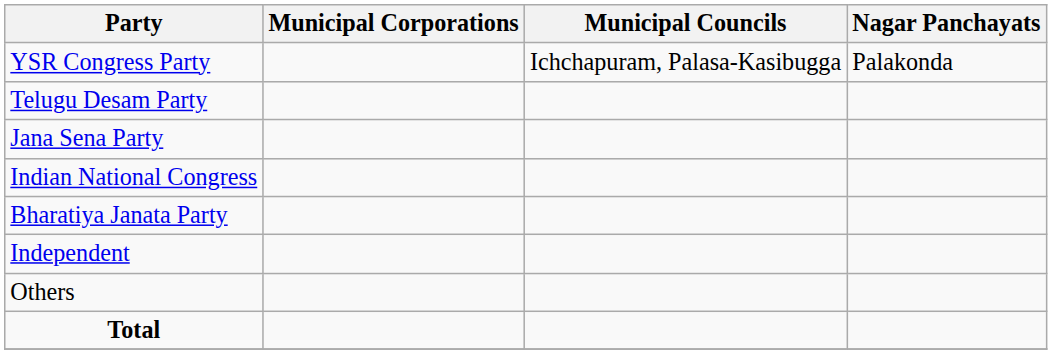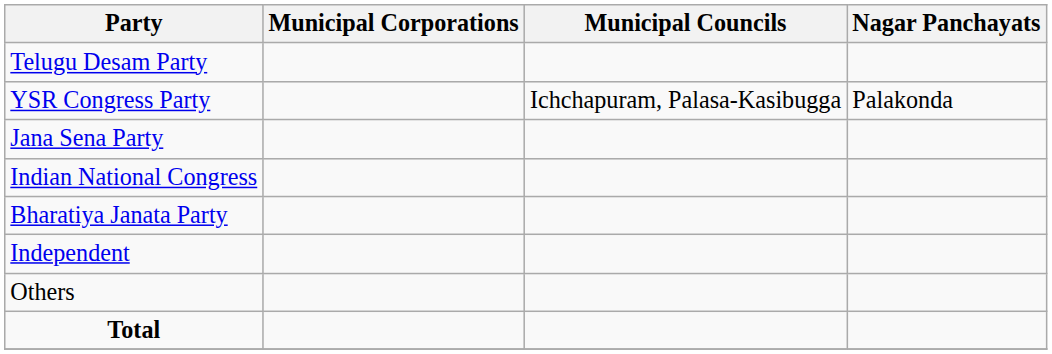rows swapped: (110, 61) <-> (109, 100)
